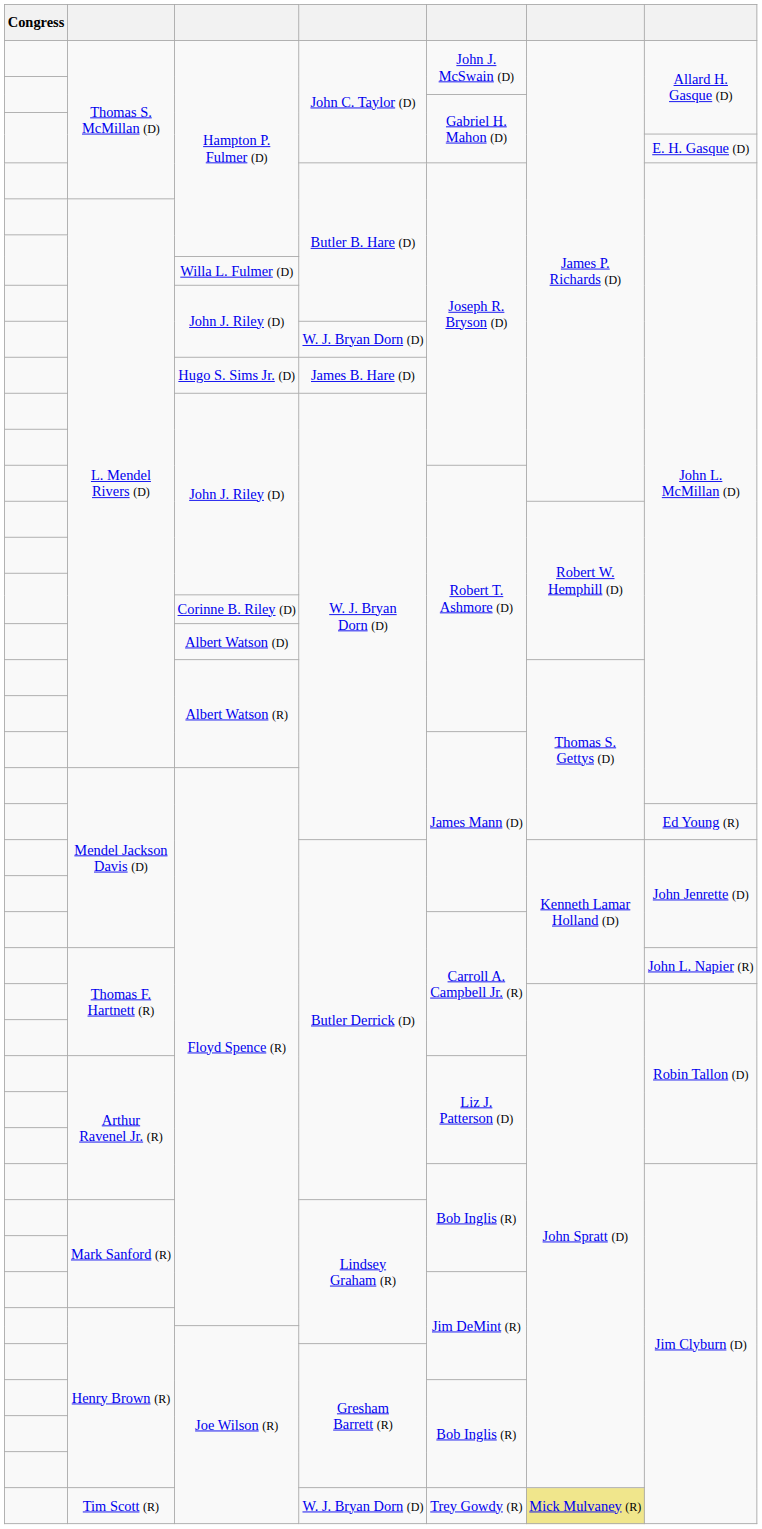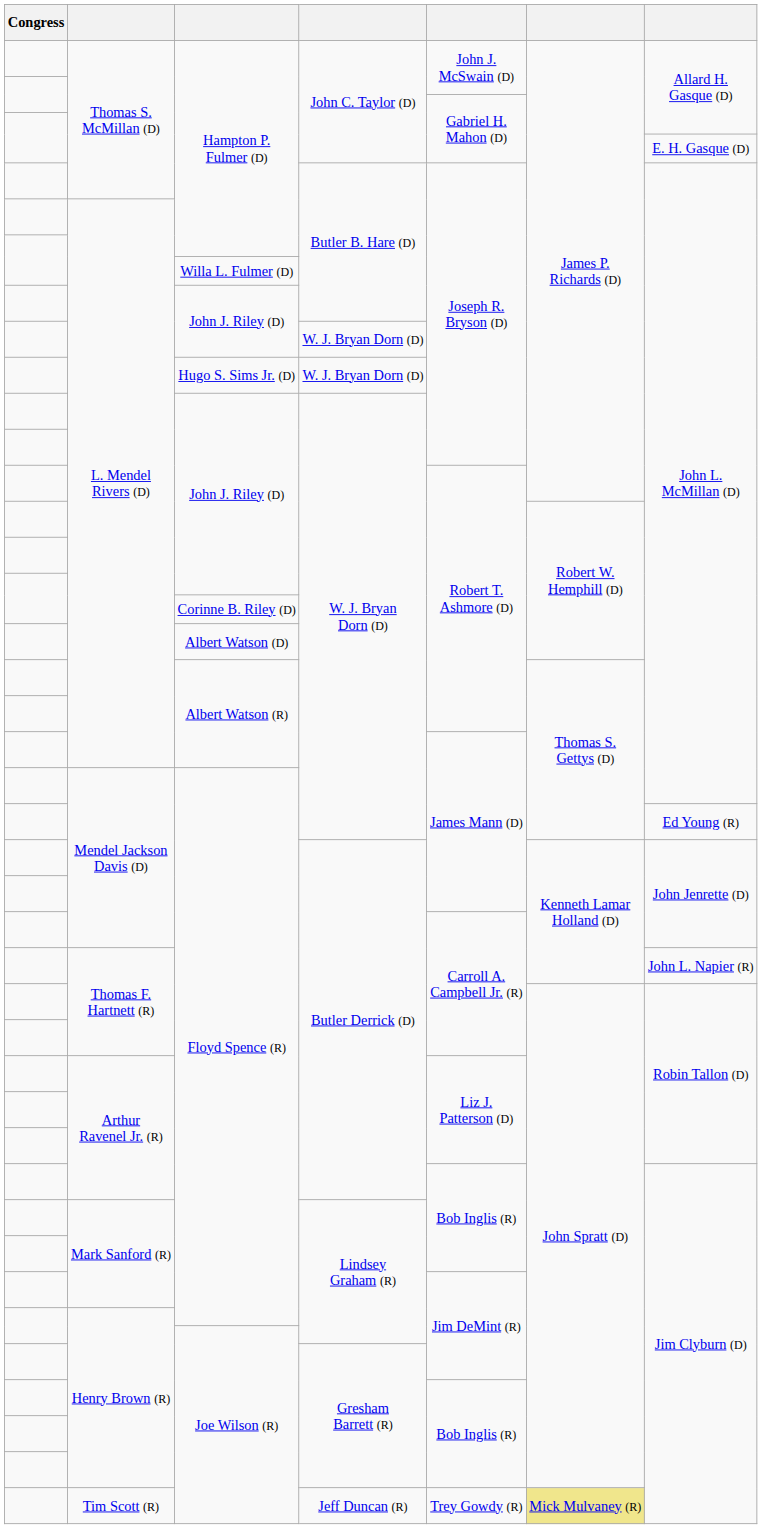(363, 375) James B. Hare (D) -> (363, 375) W. J. Bryan Dorn (D)
(363, 1505) W. J. Bryan Dorn (D) -> (363, 1505) Jeff Duncan (R)
